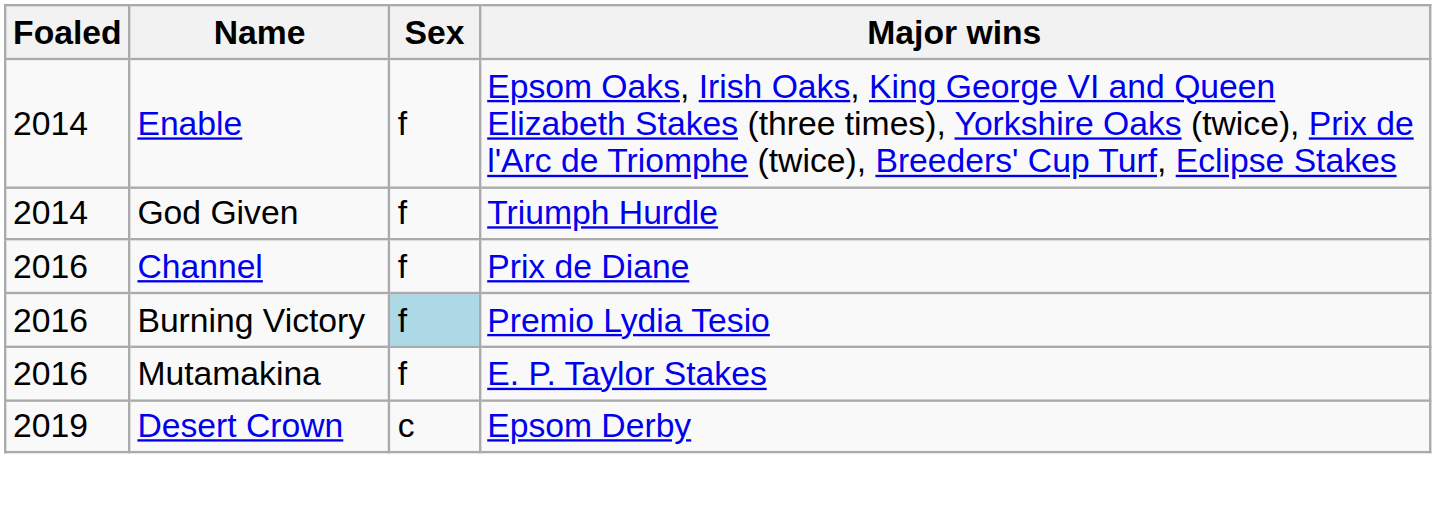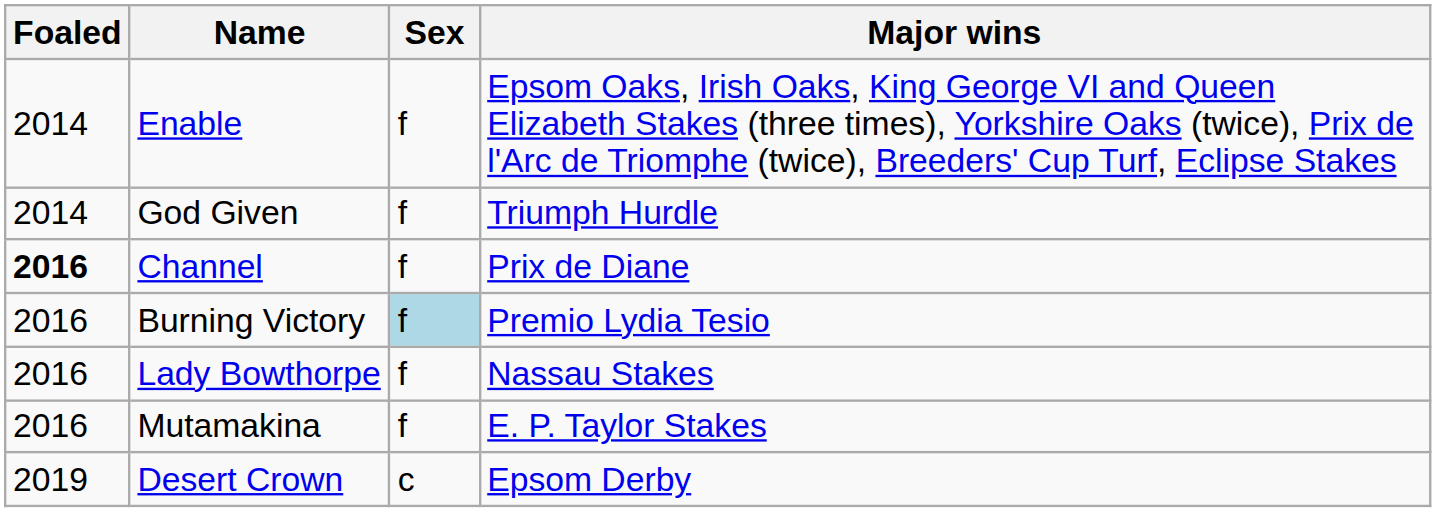(51, 267) normal -> (51, 267) bold
+ row: (259, 373)
